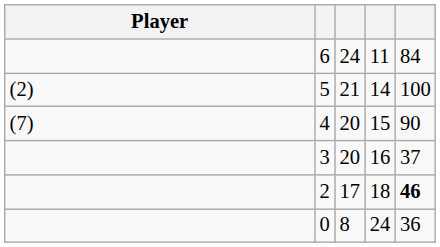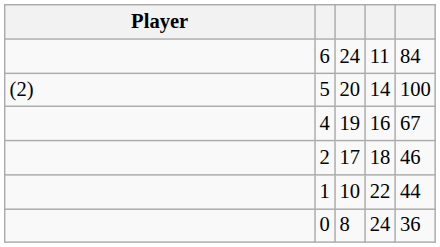(350, 89) 21 -> (350, 89) 20
- row: (380, 123)
(325, 157) 3 -> (325, 123) 4
(350, 157) 20 -> (350, 123) 19
(410, 157) 37 -> (410, 123) 67
(410, 191) bold -> (410, 157) normal
+ row: (380, 191)
